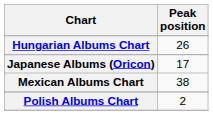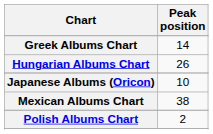+ row: (81, 45)
(183, 63) 17 -> (183, 82) 10
